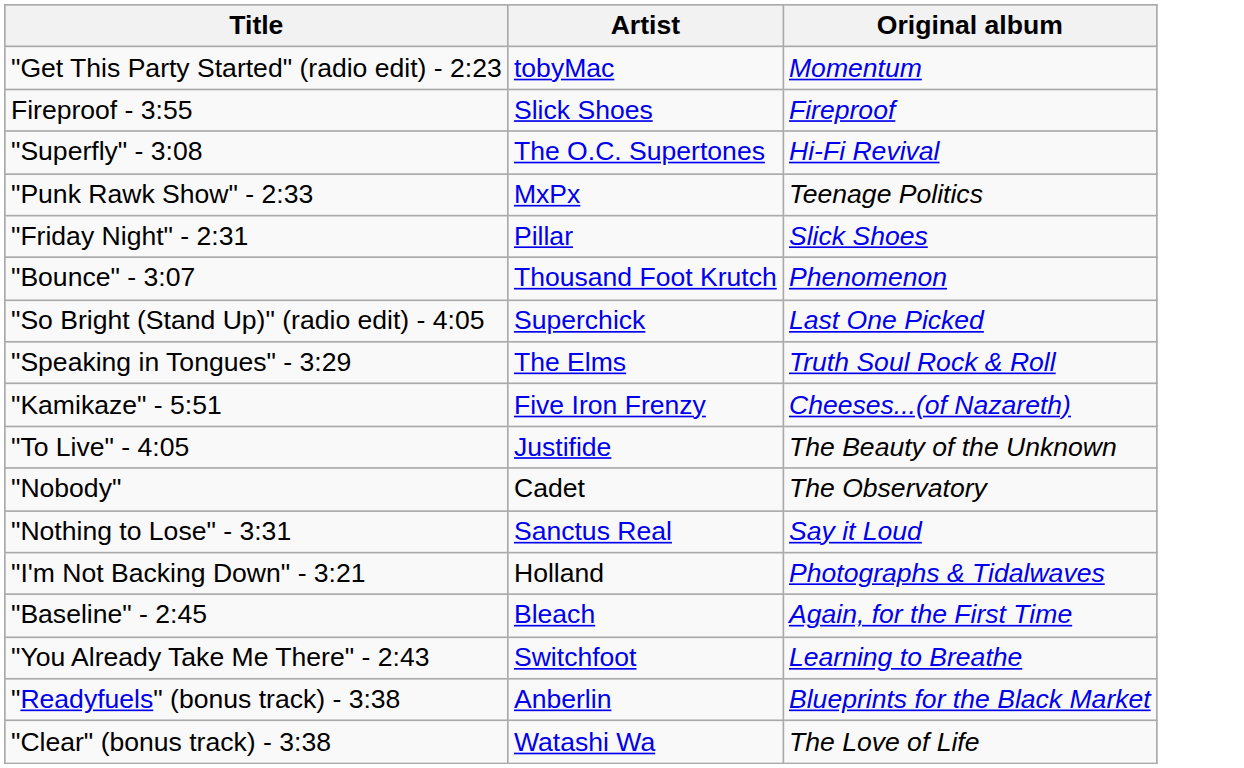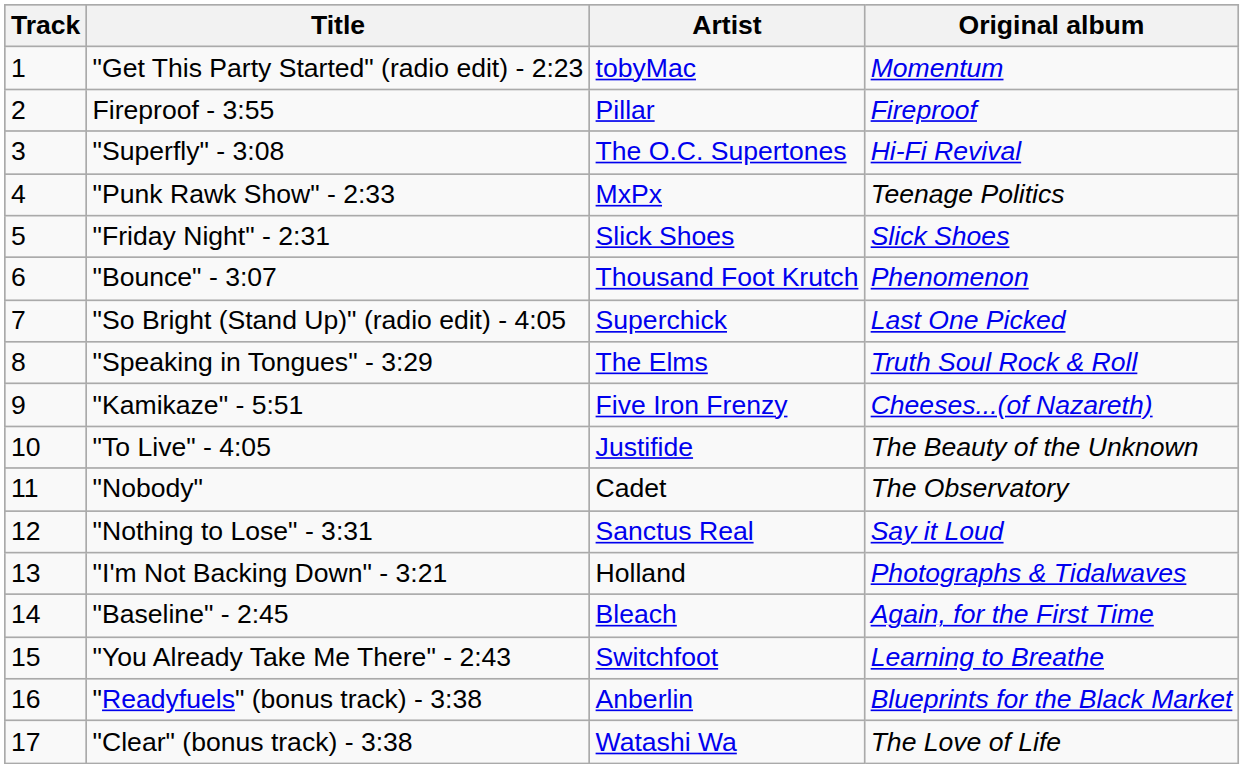+ column: (46, 25)
(583, 109) Slick Shoes -> (625, 109) Pillar
(543, 236) Pillar -> (665, 236) Slick Shoes
